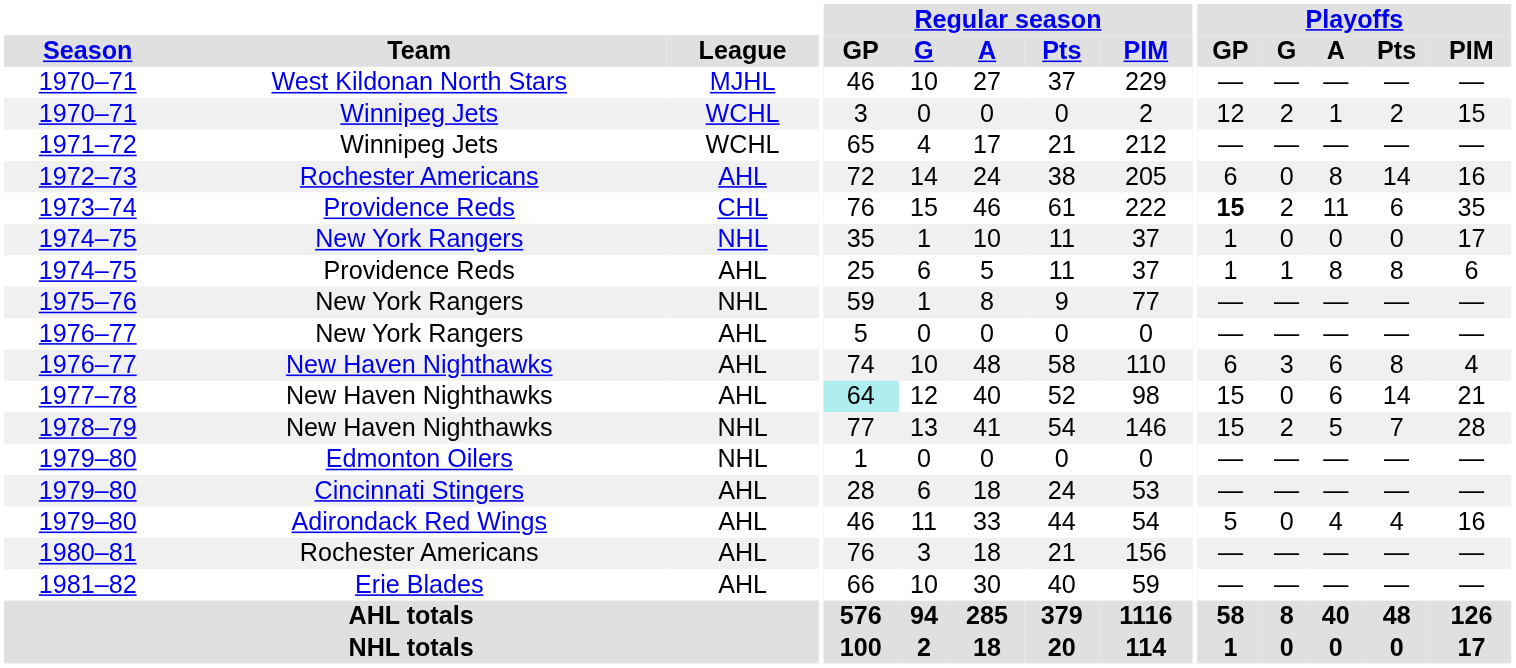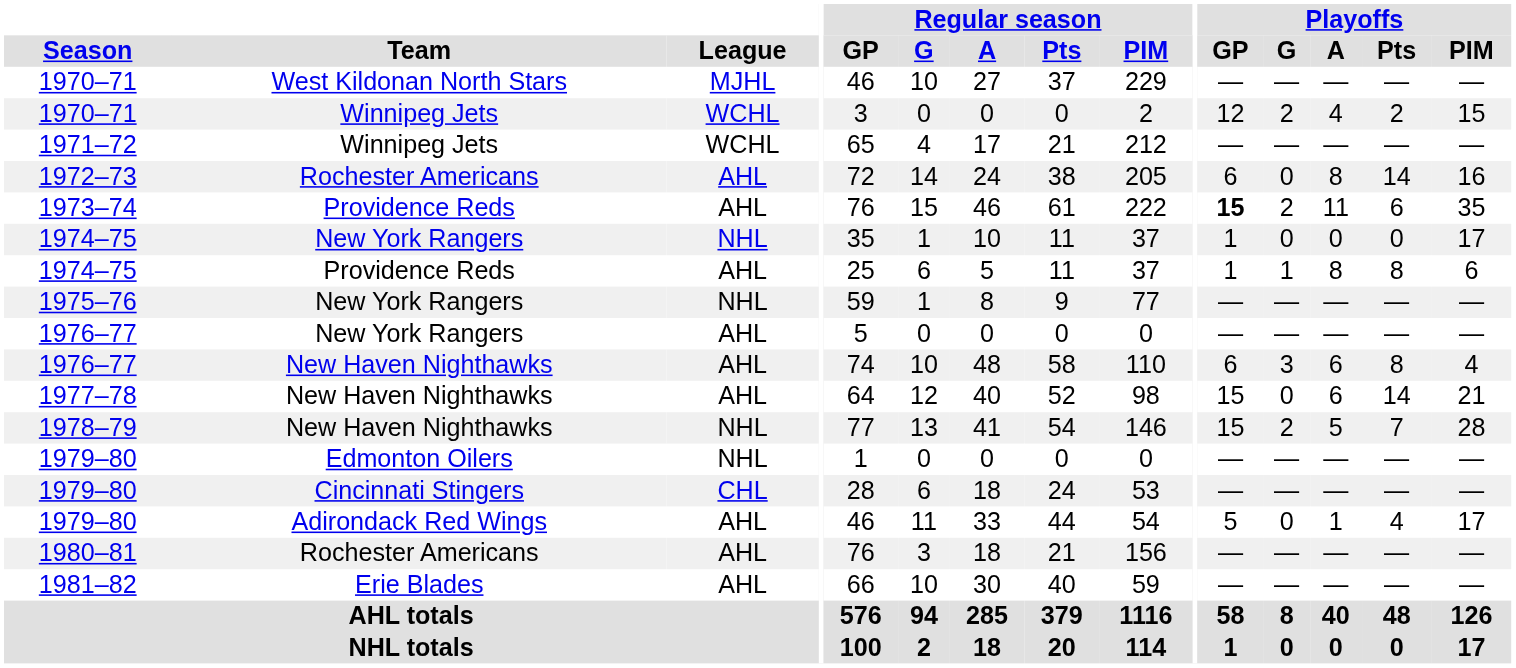(1336, 113) 1 -> (1336, 113) 4
(743, 207) CHL -> (743, 207) AHL
(861, 396) paleturquoise background -> (861, 396) no background
(743, 490) AHL -> (743, 490) CHL
(1336, 521) 4 -> (1336, 521) 1
(1471, 521) 16 -> (1471, 521) 17
